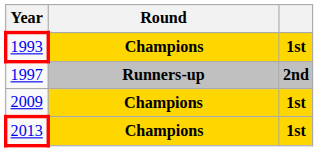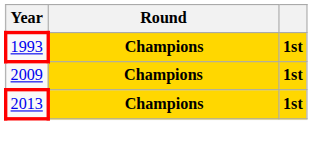- row: (27, 75)
